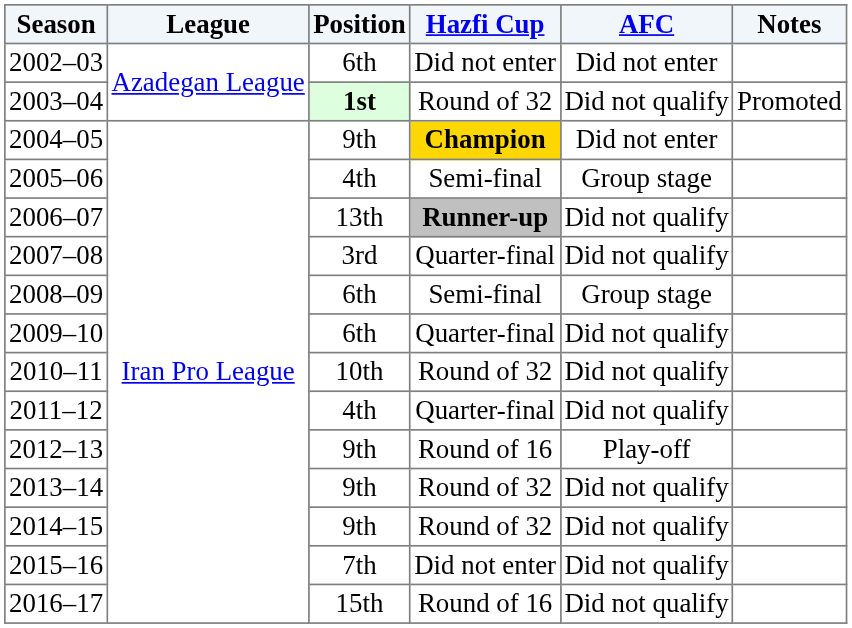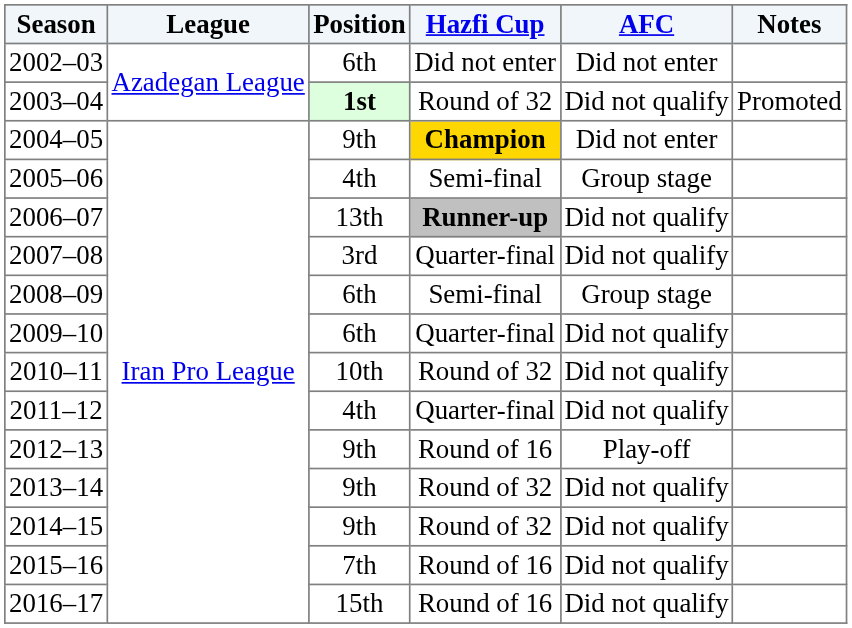(485, 564) Did not enter -> (485, 564) Round of 16
